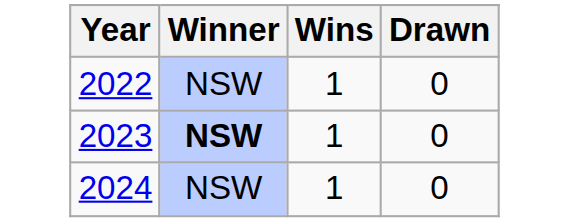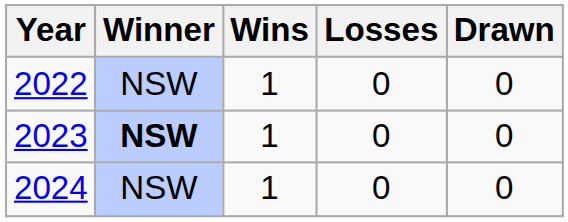+ column: (381, 30)
